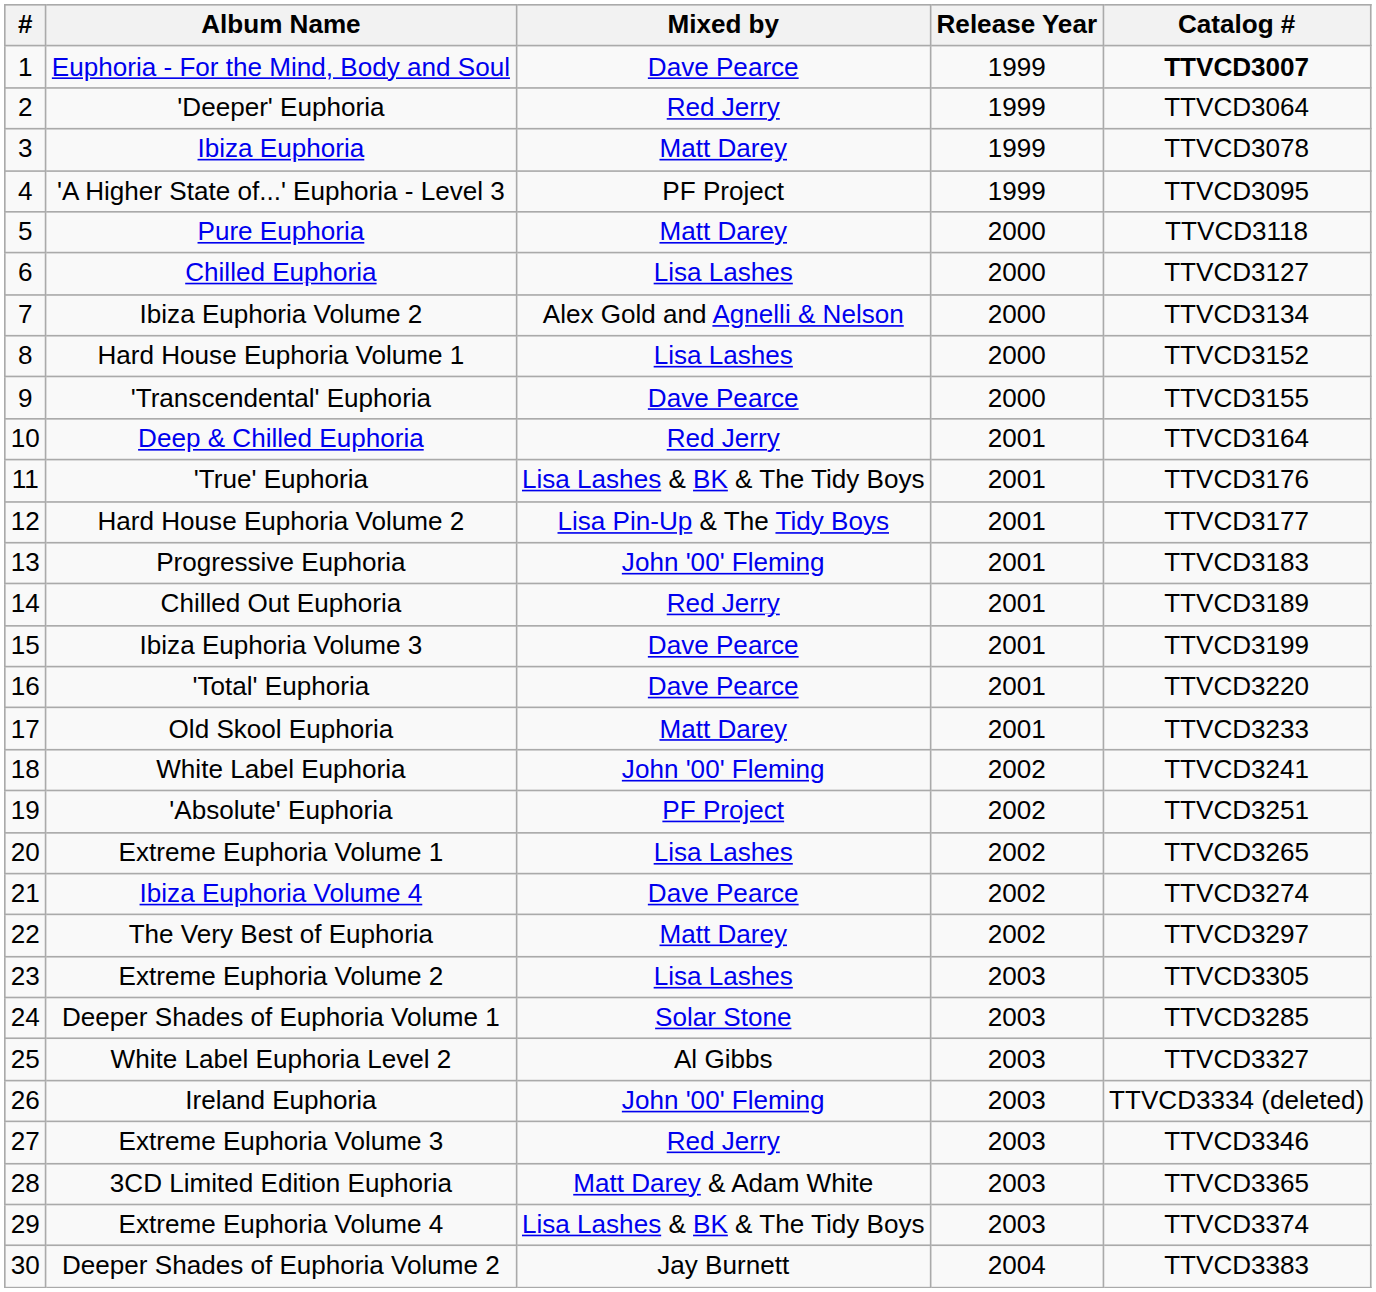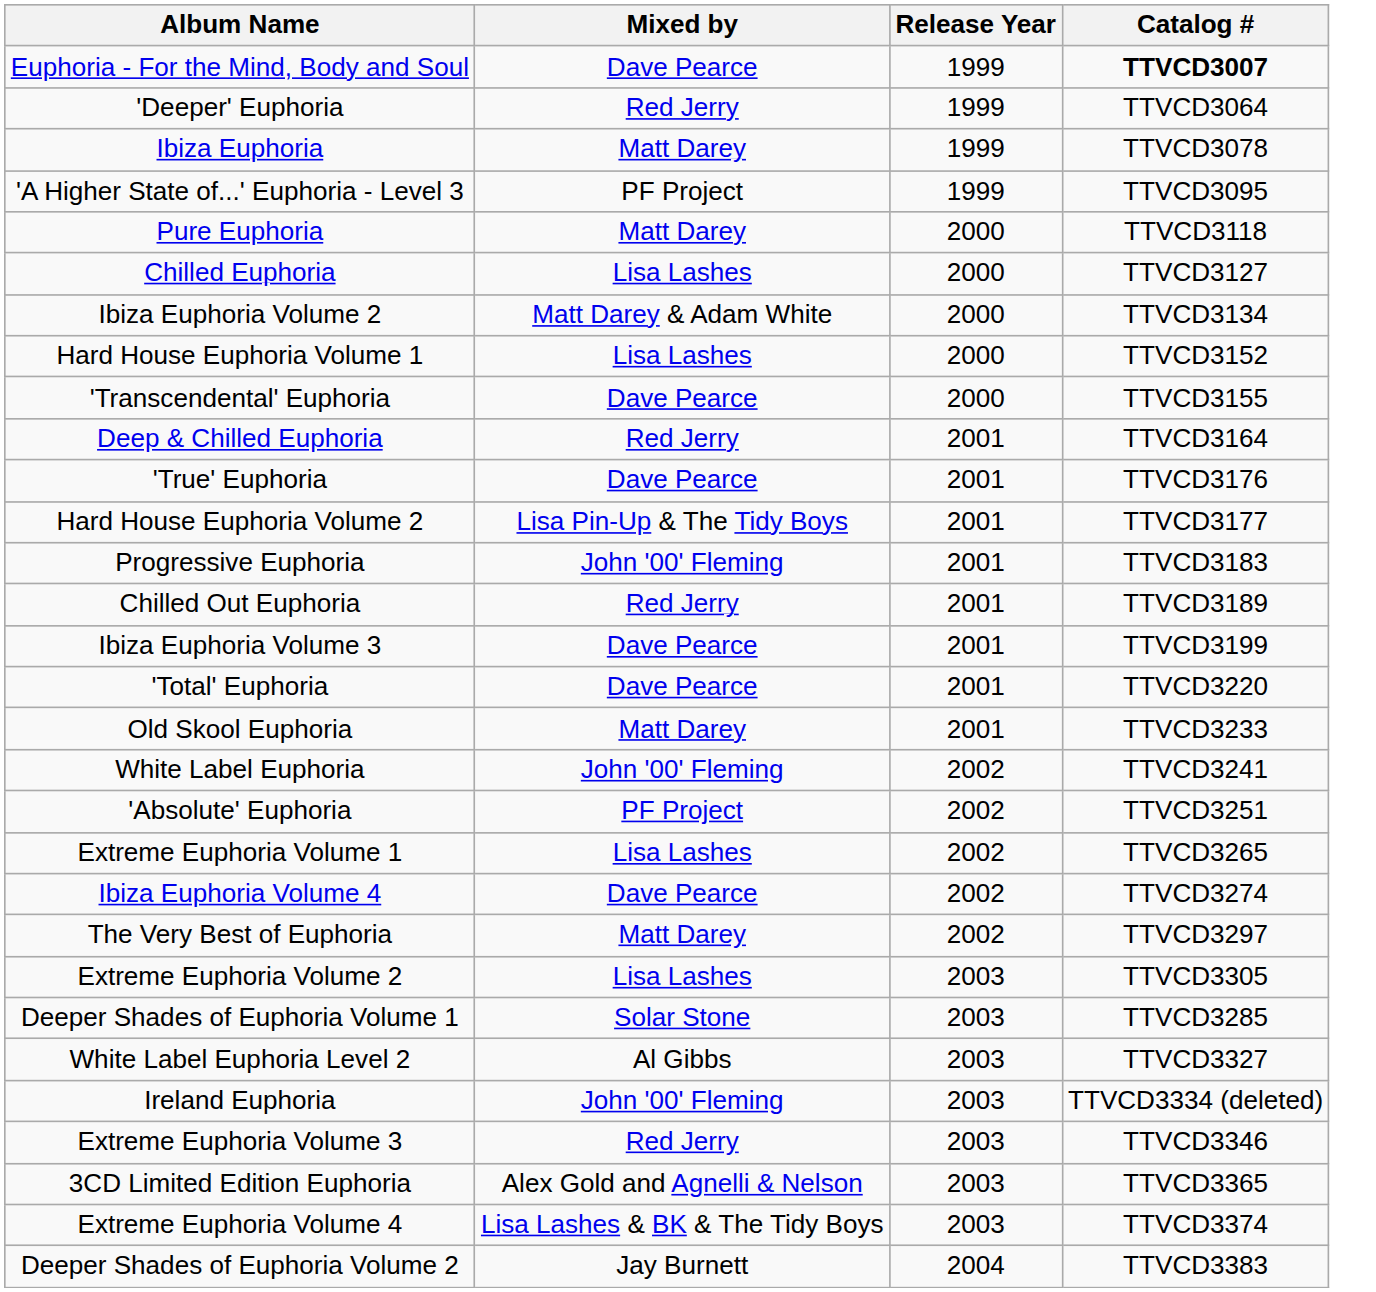- column: (25, 25)
(723, 314) Alex Gold and Agnelli & Nelson -> (682, 314) Matt Darey & Adam White
(723, 480) Lisa Lashes & BK & The Tidy Boys -> (682, 480) Dave Pearce
(723, 1183) Matt Darey & Adam White -> (682, 1183) Alex Gold and Agnelli & Nelson
